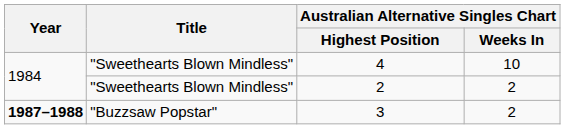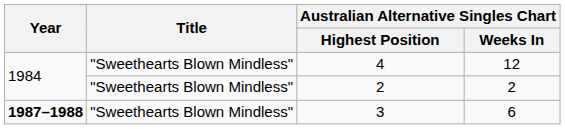(512, 64) 10 -> (512, 64) 12
(154, 111) "Buzzsaw Popstar" -> (192, 111) "Sweethearts Blown Mindless"
(512, 111) 2 -> (512, 111) 6
